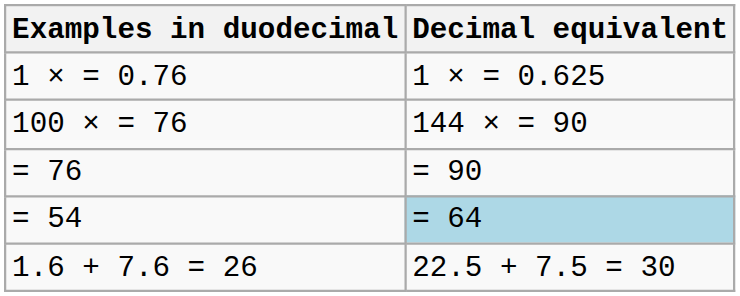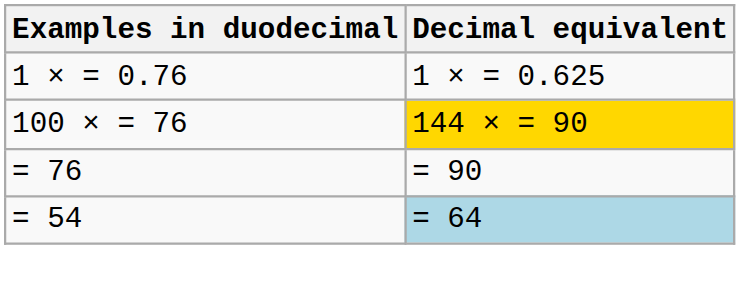(500, 124) no background -> (500, 124) gold background
- row: (135, 267)
